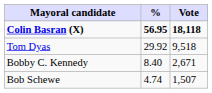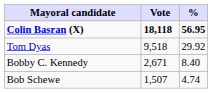columns swapped: (189, 12) <-> (156, 12)
